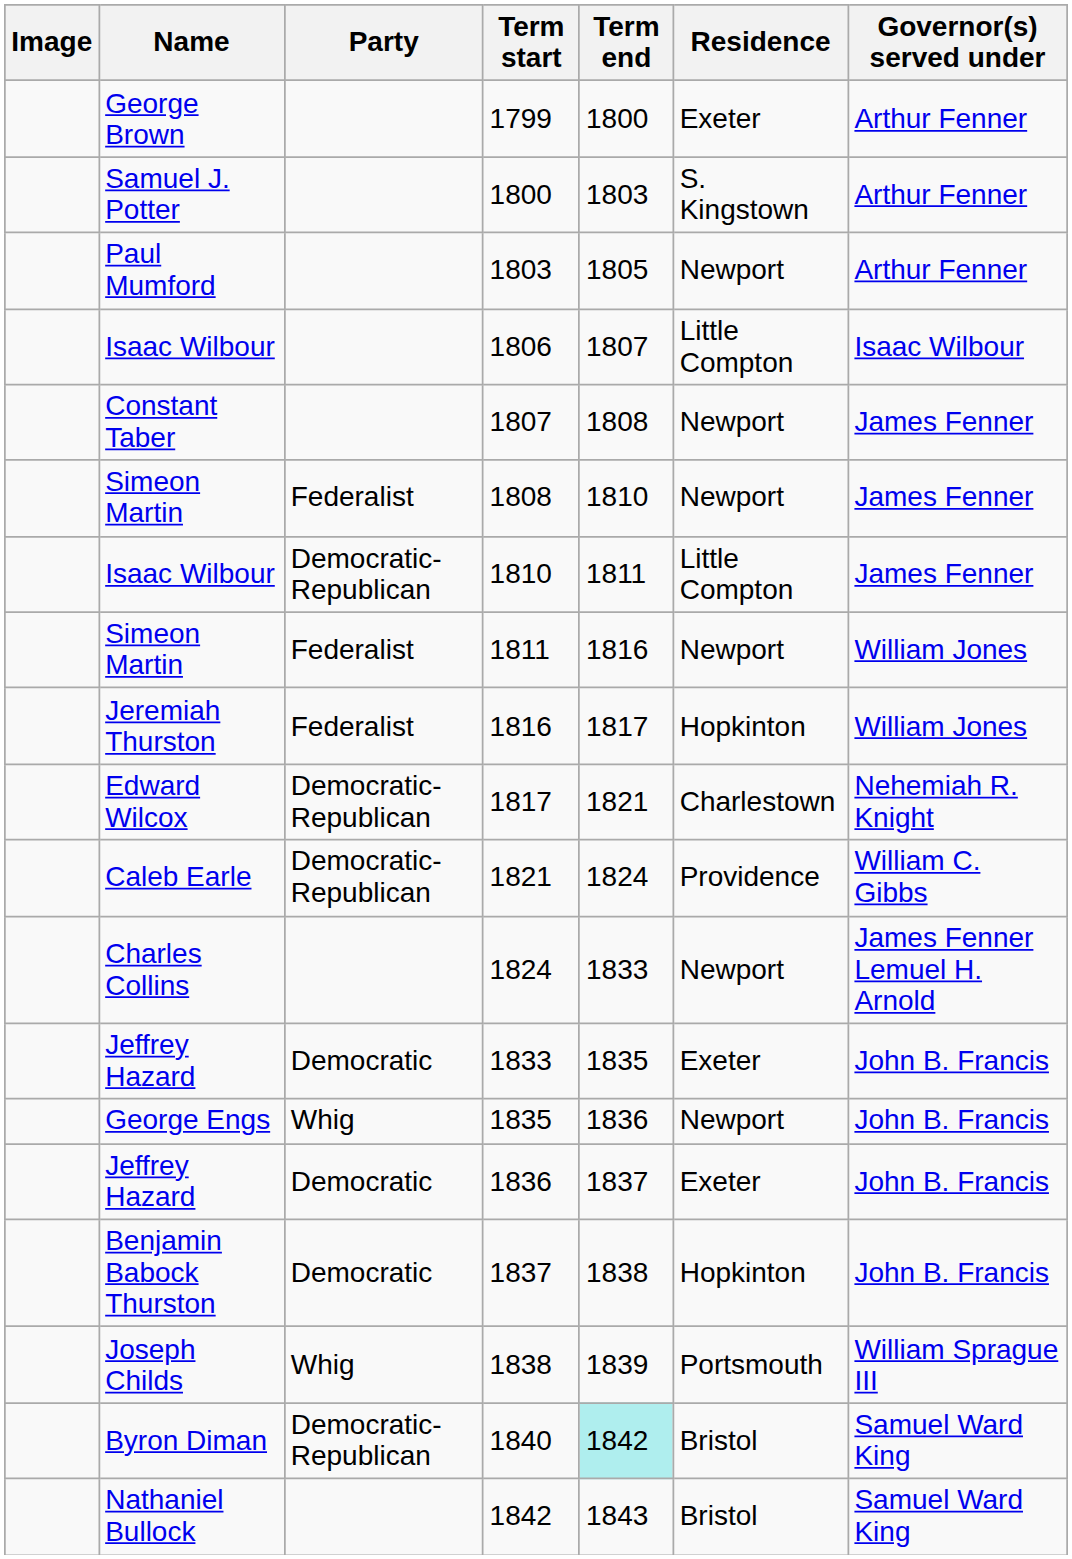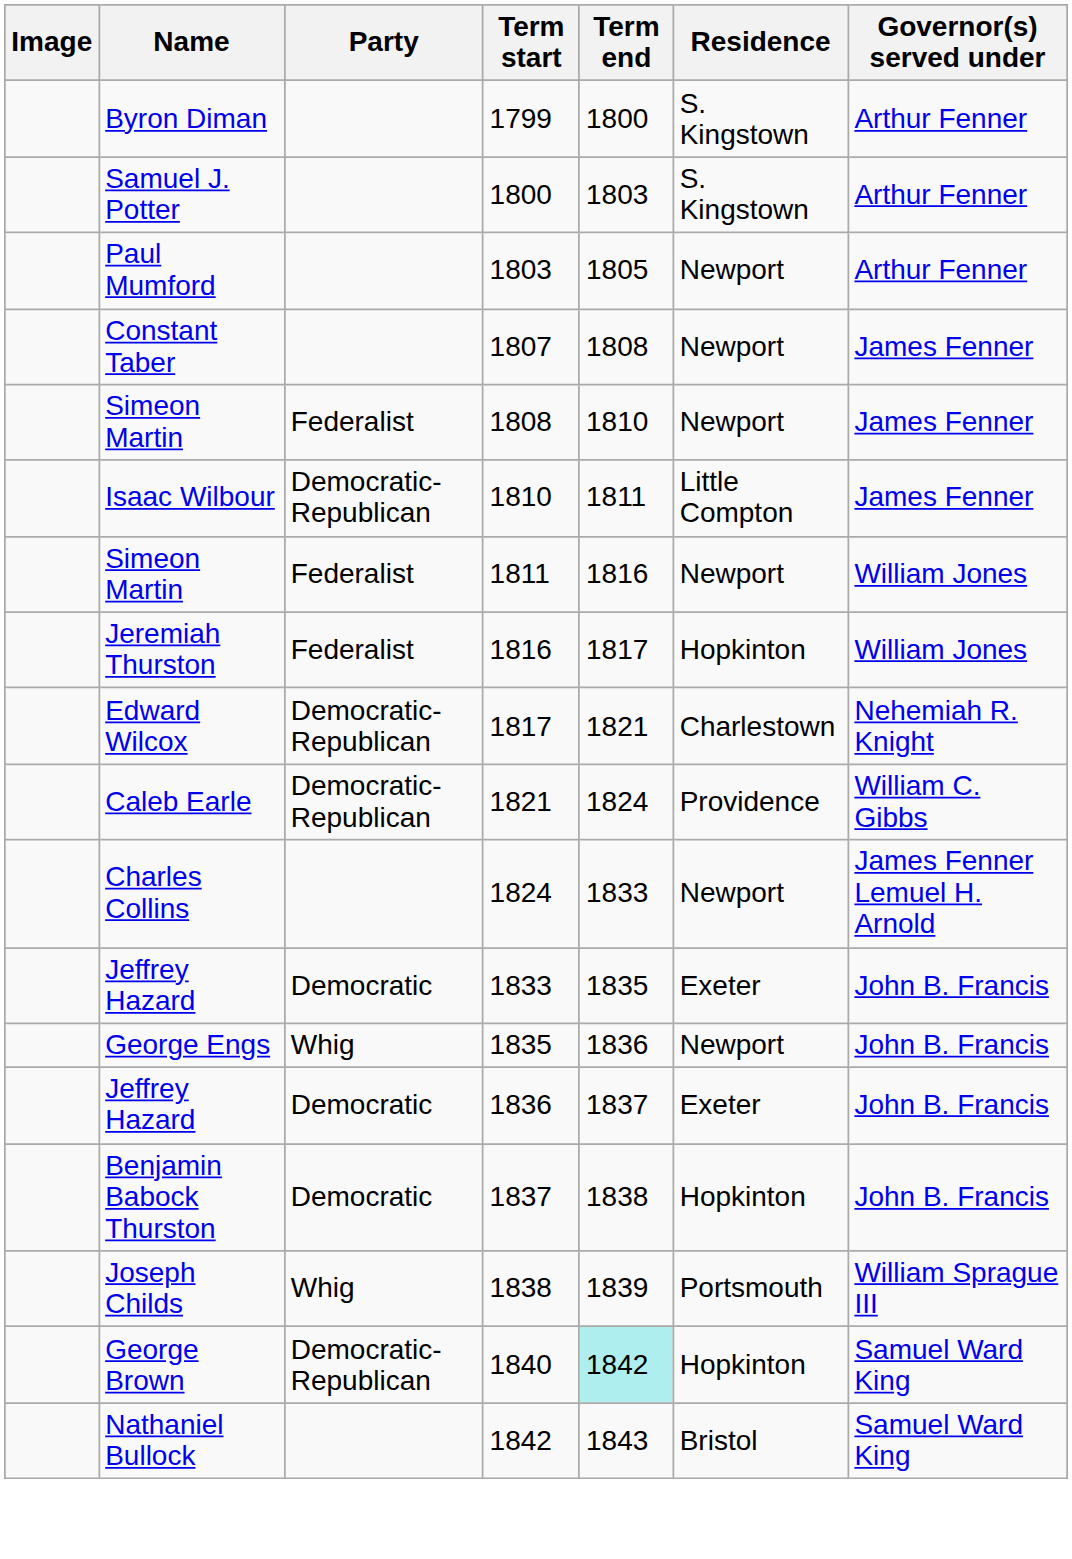(152, 118) George Brown -> (186, 118) Byron Diman
(720, 118) Exeter -> (744, 118) S. Kingstown
- row: (521, 346)
(186, 1440) Byron Diman -> (152, 1364) George Brown
(719, 1440) Bristol -> (743, 1364) Hopkinton
